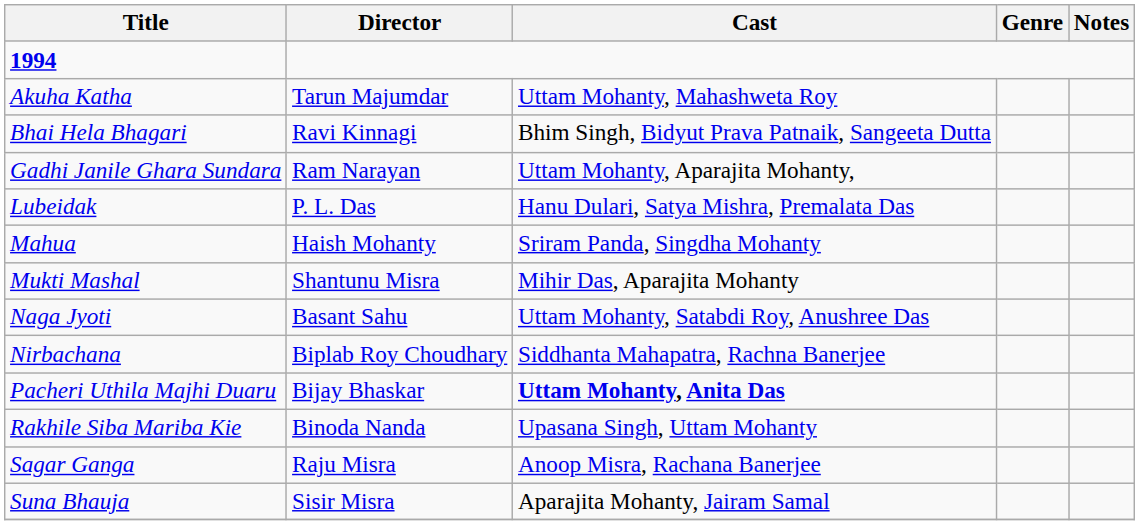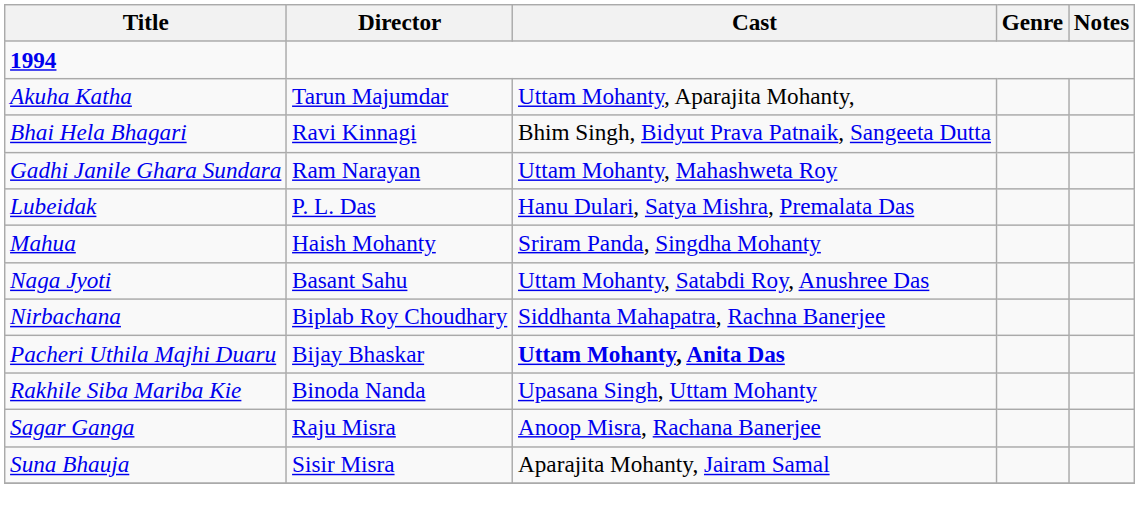(678, 96) Uttam Mohanty, Mahashweta Roy -> (686, 96) Uttam Mohanty, Aparajita Mohanty,
(686, 170) Uttam Mohanty, Aparajita Mohanty, -> (678, 170) Uttam Mohanty, Mahashweta Roy
- row: (75, 280)
